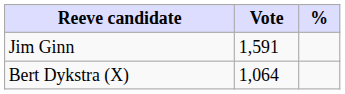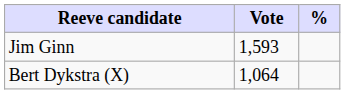(259, 46) 1,591 -> (259, 46) 1,593
